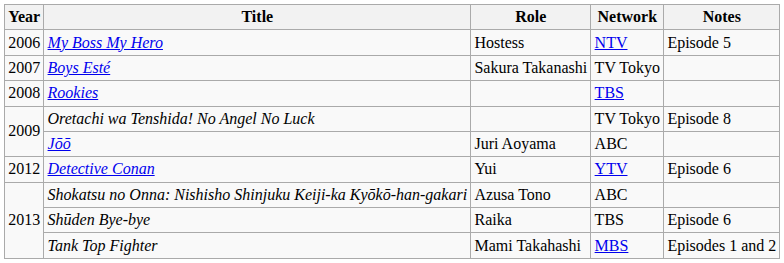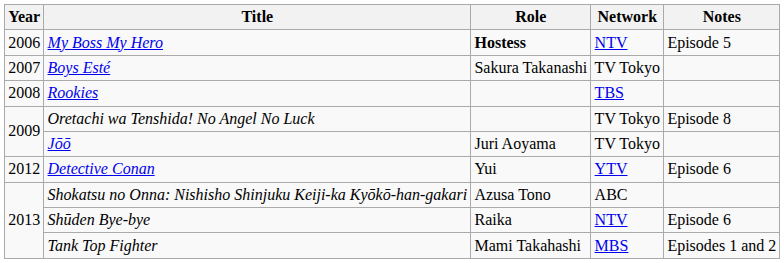(499, 42) normal -> (500, 42) bold
(611, 144) ABC -> (627, 144) TV Tokyo
(609, 220) TBS -> (611, 220) NTV
